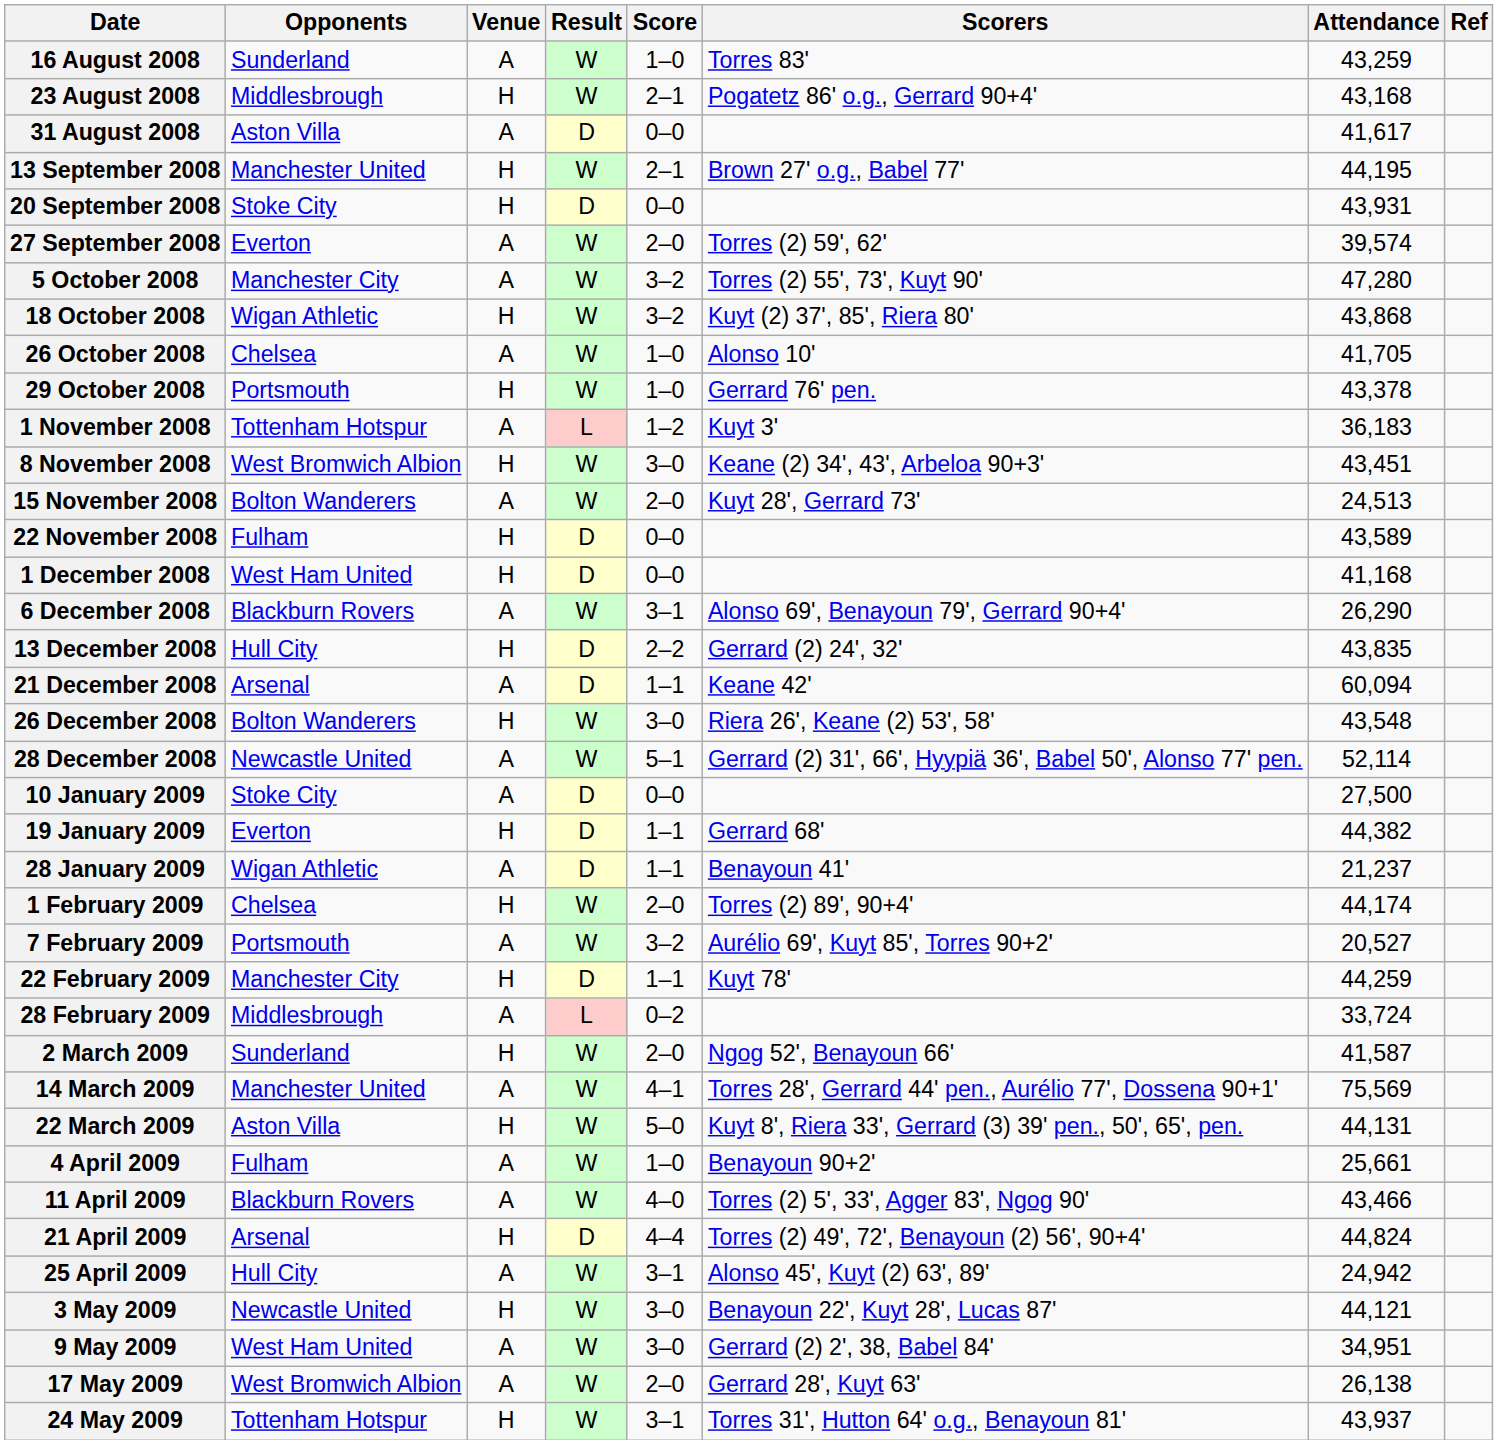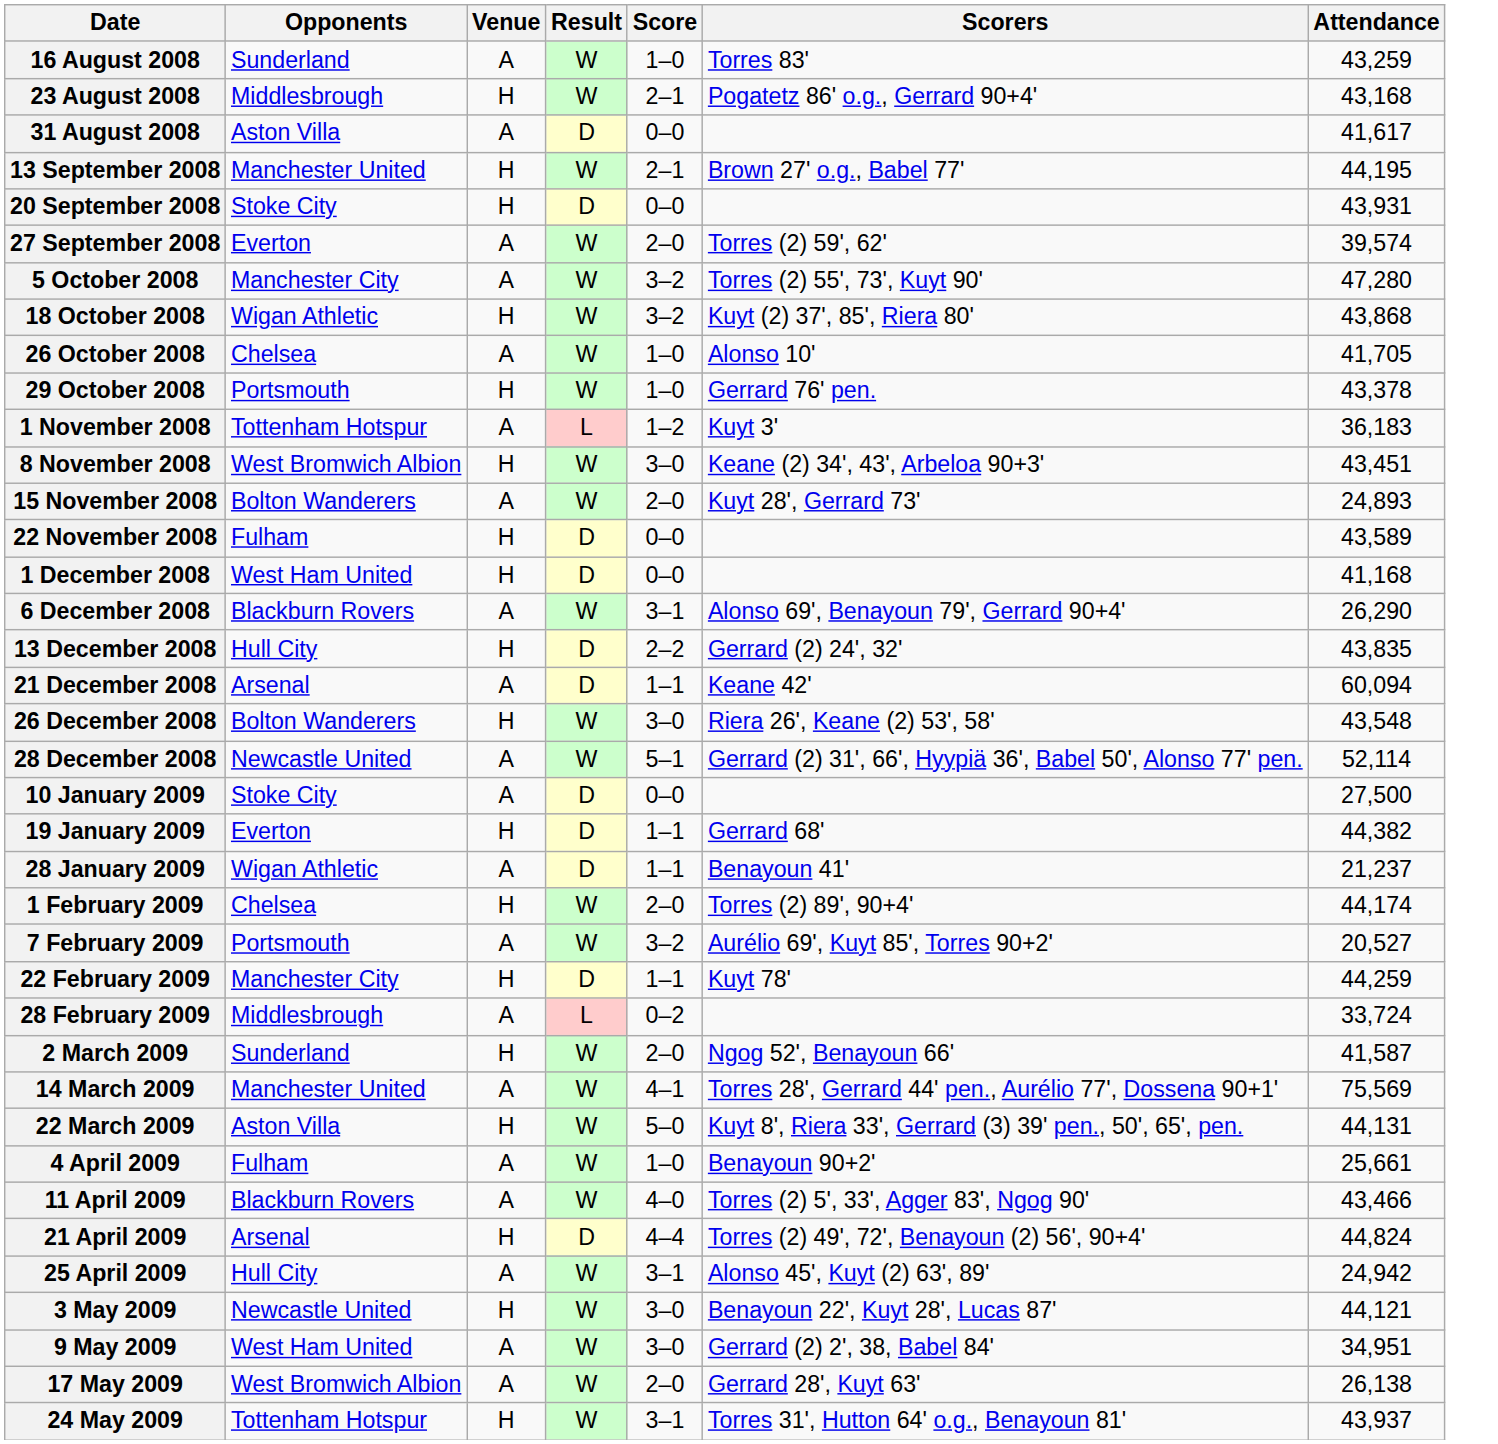- column: (1469, 22)
(1377, 501) 24,513 -> (1377, 501) 24,893
